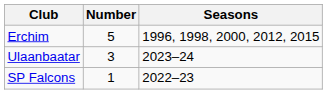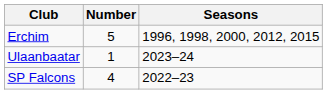(111, 57) 3 -> (111, 57) 1
(111, 78) 1 -> (111, 78) 4
